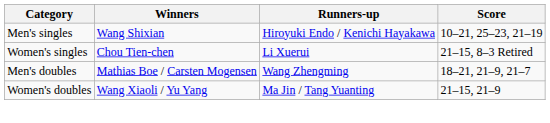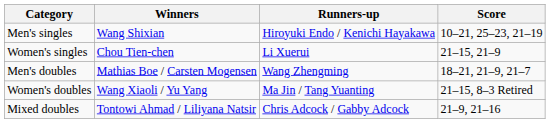(487, 52) 21–15, 8–3 Retired -> (471, 52) 21–15, 21–9
(471, 90) 21–15, 21–9 -> (487, 90) 21–15, 8–3 Retired
+ row: (43, 109)
